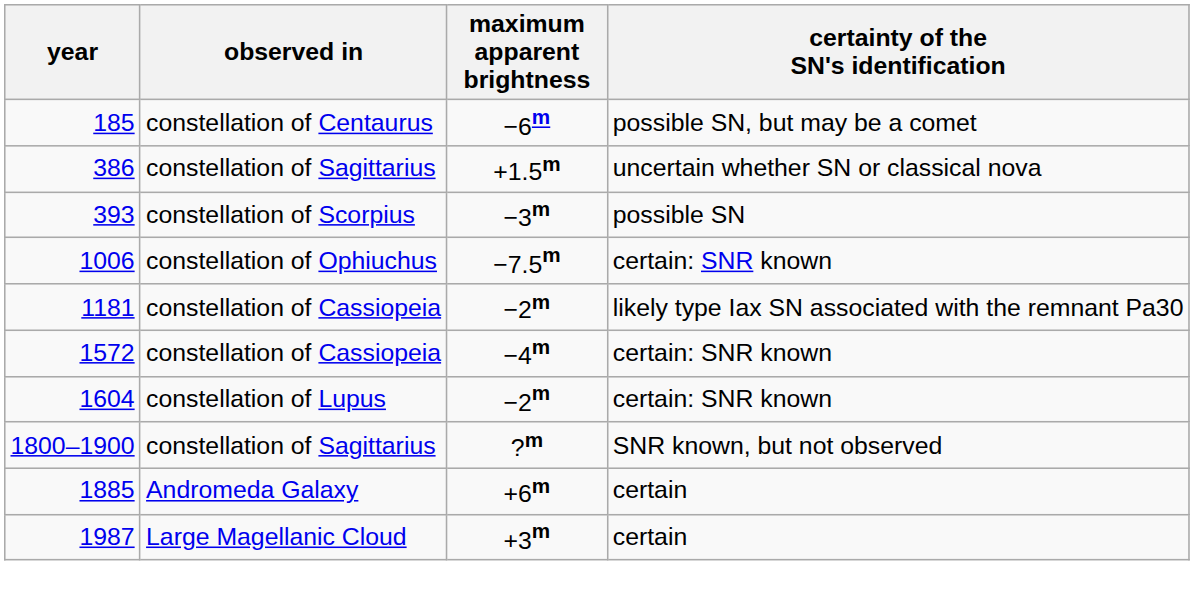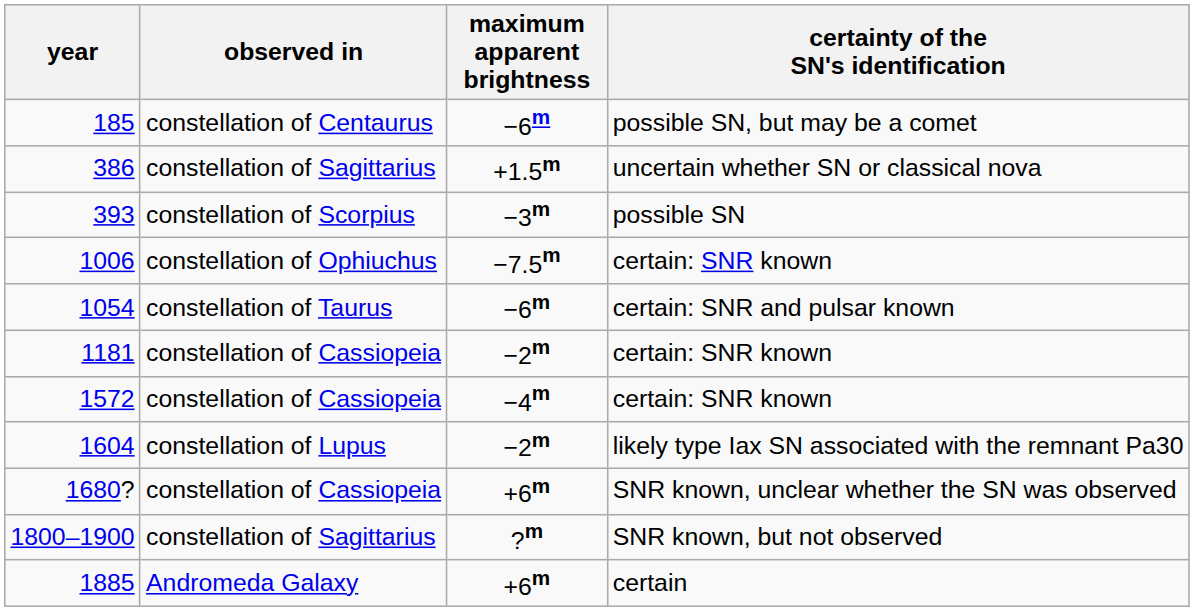+ row: (107, 306)
(898, 306) likely type Iax SN associated with the remnant Pa30 -> (722, 352) certain: SNR known
(722, 398) certain: SNR known -> (898, 444) likely type Iax SN associated with the remnant Pa30
+ row: (100, 490)
- row: (107, 536)
